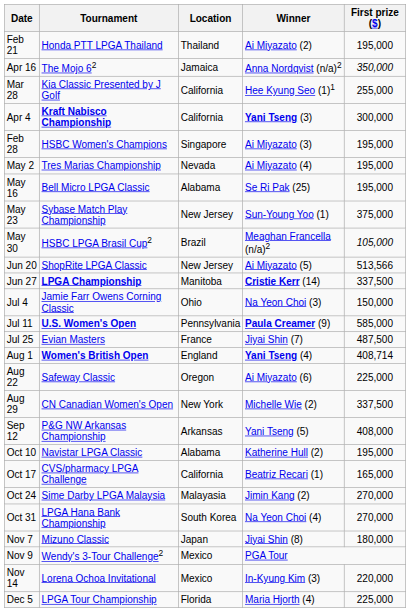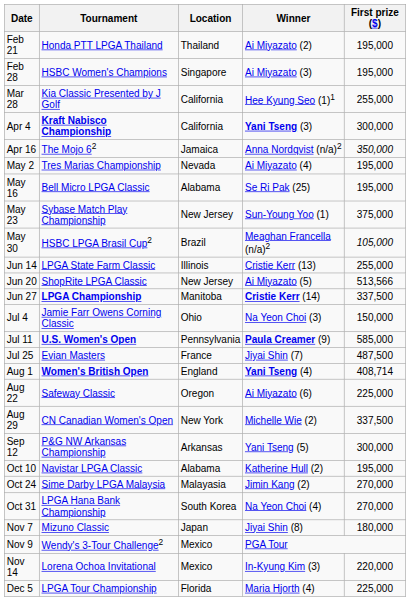rows swapped: (15, 144) <-> (21, 68)
+ row: (22, 265)
(375, 431) 408,000 -> (375, 447) 300,000
- row: (21, 474)
